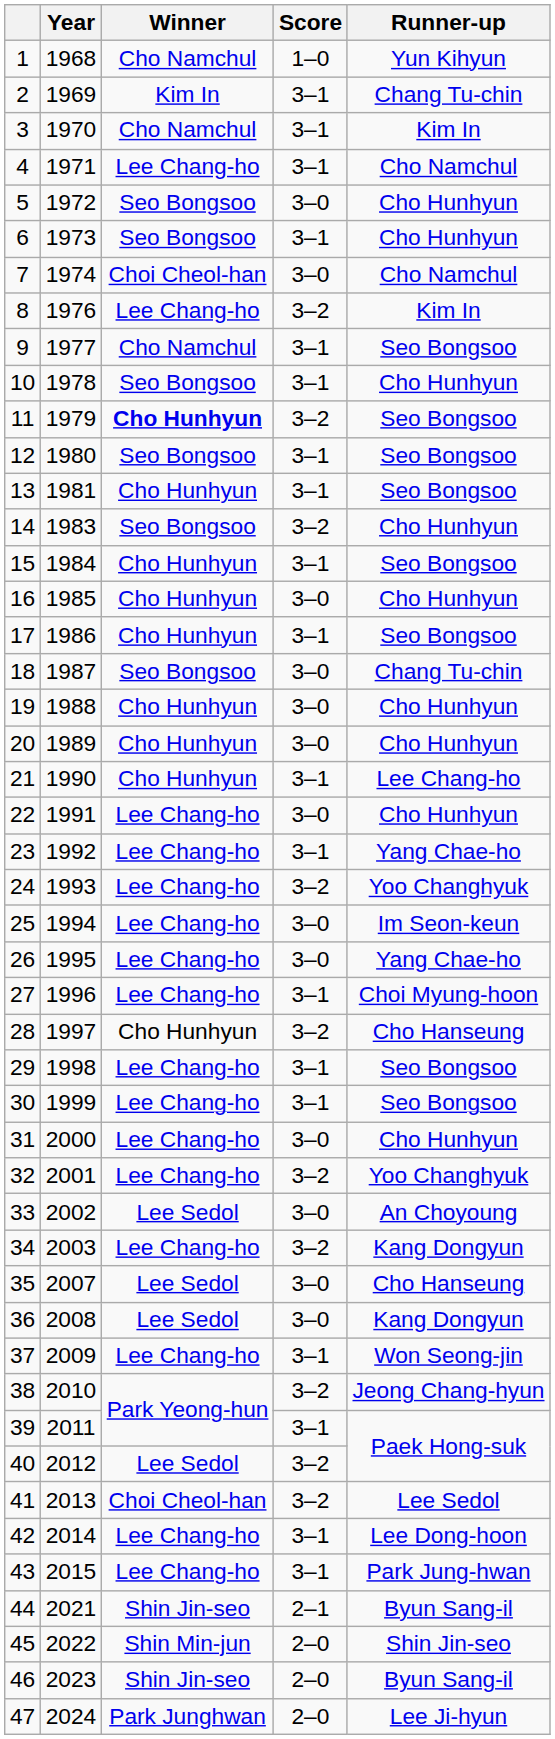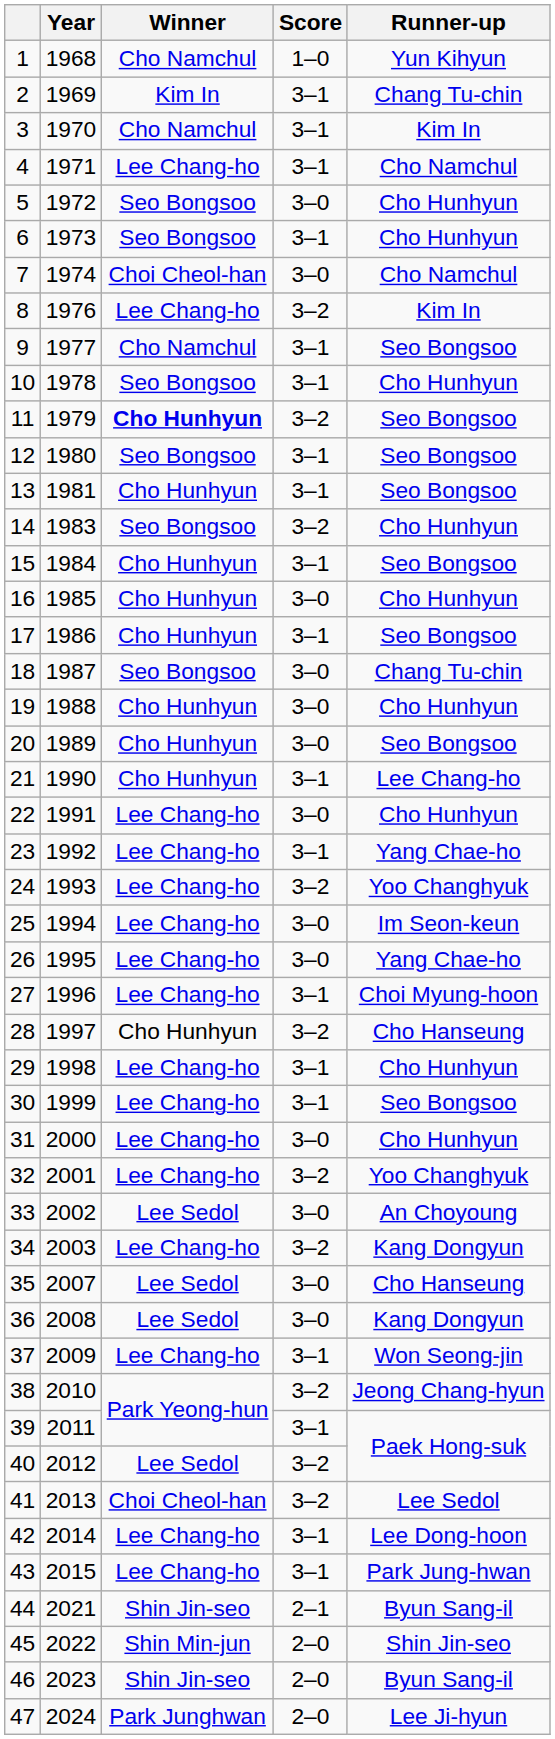(449, 743) Cho Hunhyun -> (448, 743) Seo Bongsoo
(448, 1067) Seo Bongsoo -> (449, 1067) Cho Hunhyun
